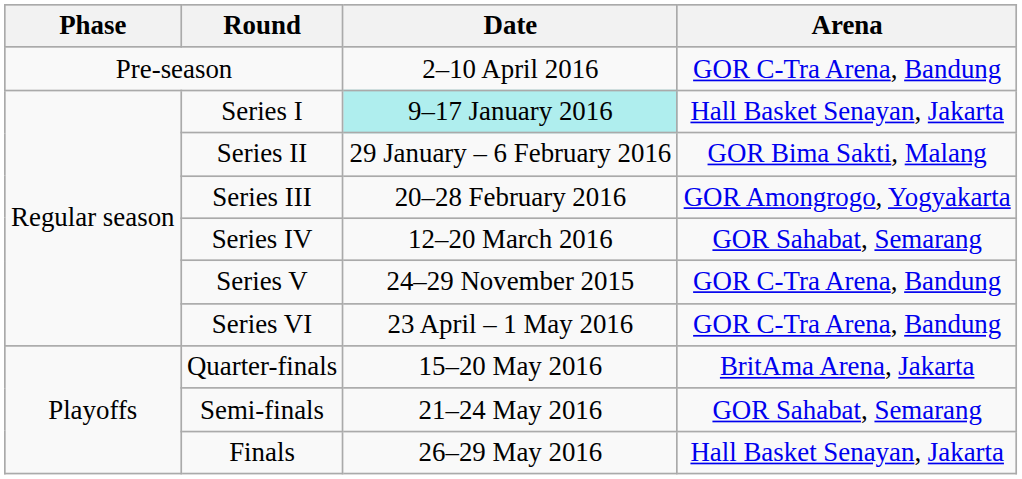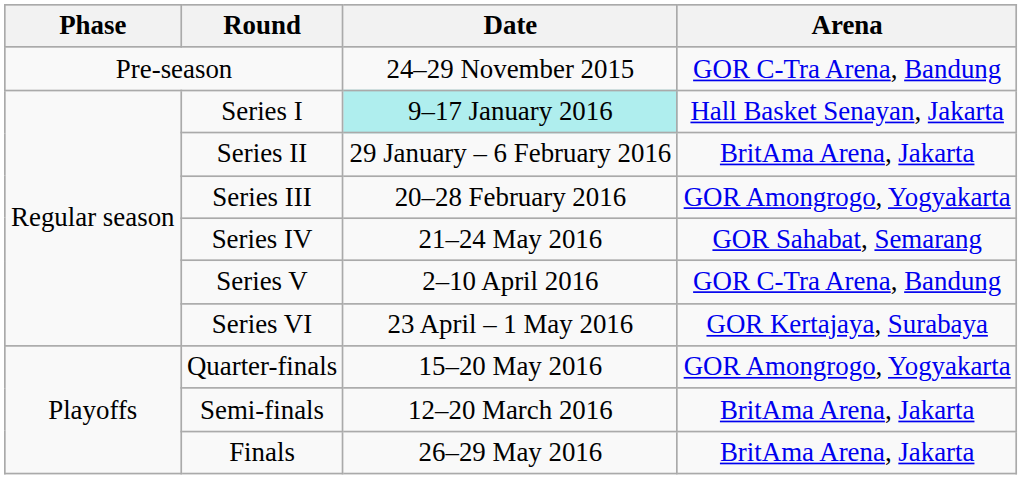(510, 68) 2–10 April 2016 -> (510, 68) 24–29 November 2015
(847, 153) GOR Bima Sakti, Malang -> (847, 153) BritAma Arena, Jakarta
(510, 238) 12–20 March 2016 -> (510, 238) 21–24 May 2016
(510, 281) 24–29 November 2015 -> (510, 281) 2–10 April 2016
(847, 324) GOR C-Tra Arena, Bandung -> (847, 324) GOR Kertajaya, Surabaya
(847, 366) BritAma Arena, Jakarta -> (847, 366) GOR Amongrogo, Yogyakarta
(510, 409) 21–24 May 2016 -> (510, 409) 12–20 March 2016
(847, 409) GOR Sahabat, Semarang -> (847, 409) BritAma Arena, Jakarta
(847, 452) Hall Basket Senayan, Jakarta -> (847, 452) BritAma Arena, Jakarta
